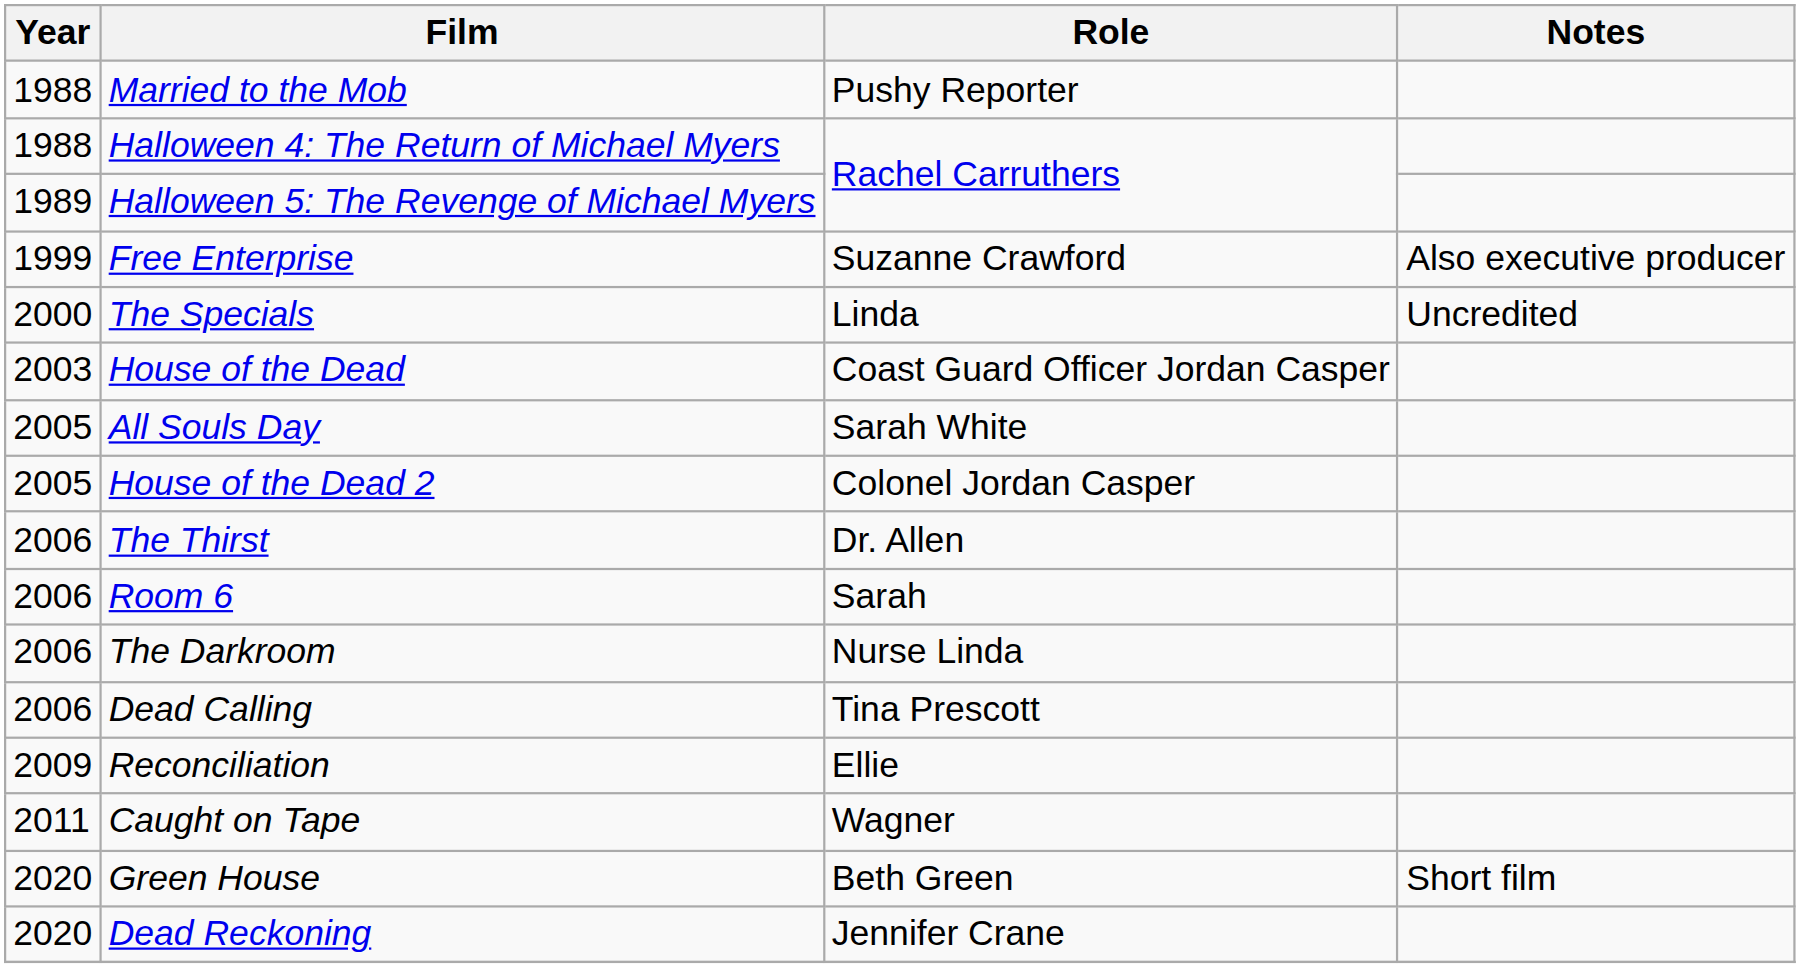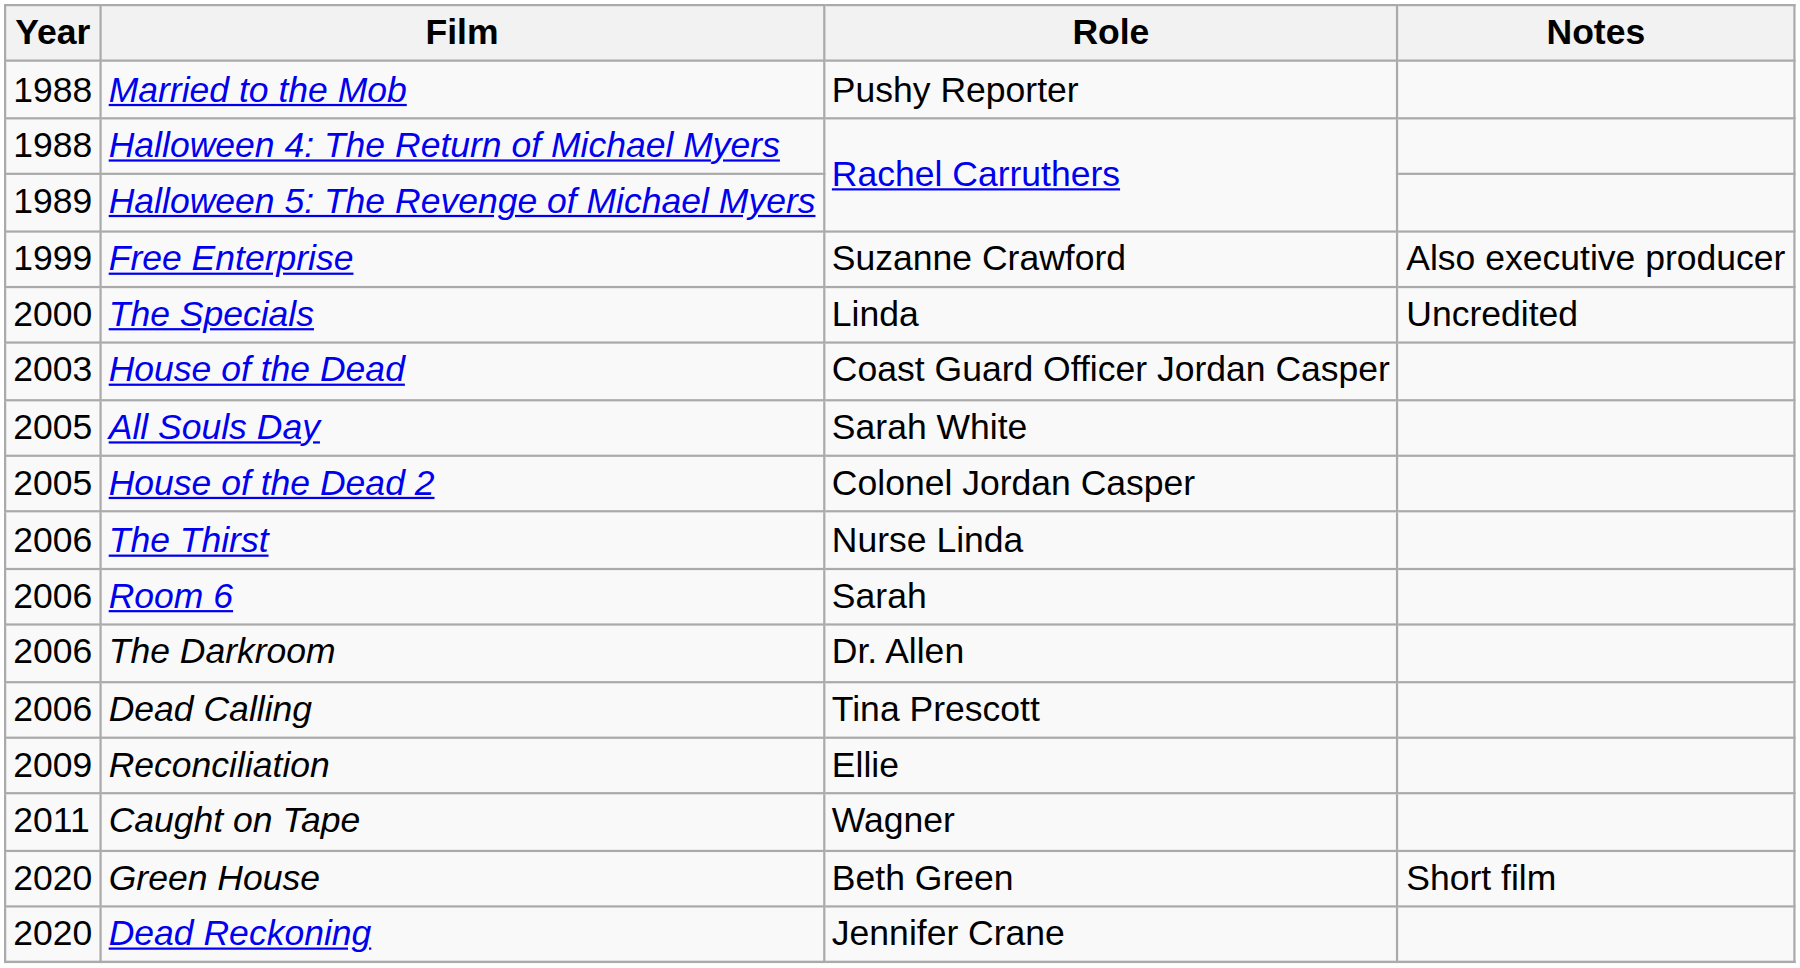(898, 539) Dr. Allen -> (928, 539) Nurse Linda
(928, 652) Nurse Linda -> (898, 652) Dr. Allen
